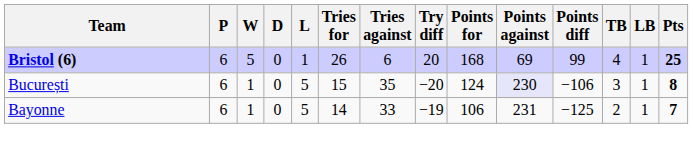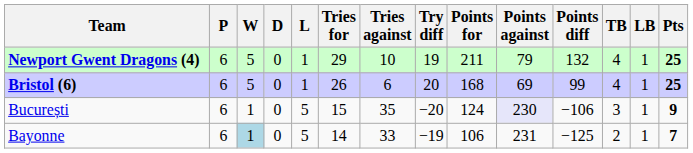+ row: (104, 60)
(673, 85) 8 -> (673, 110) 9
(250, 110) no background -> (250, 135) lightblue background
